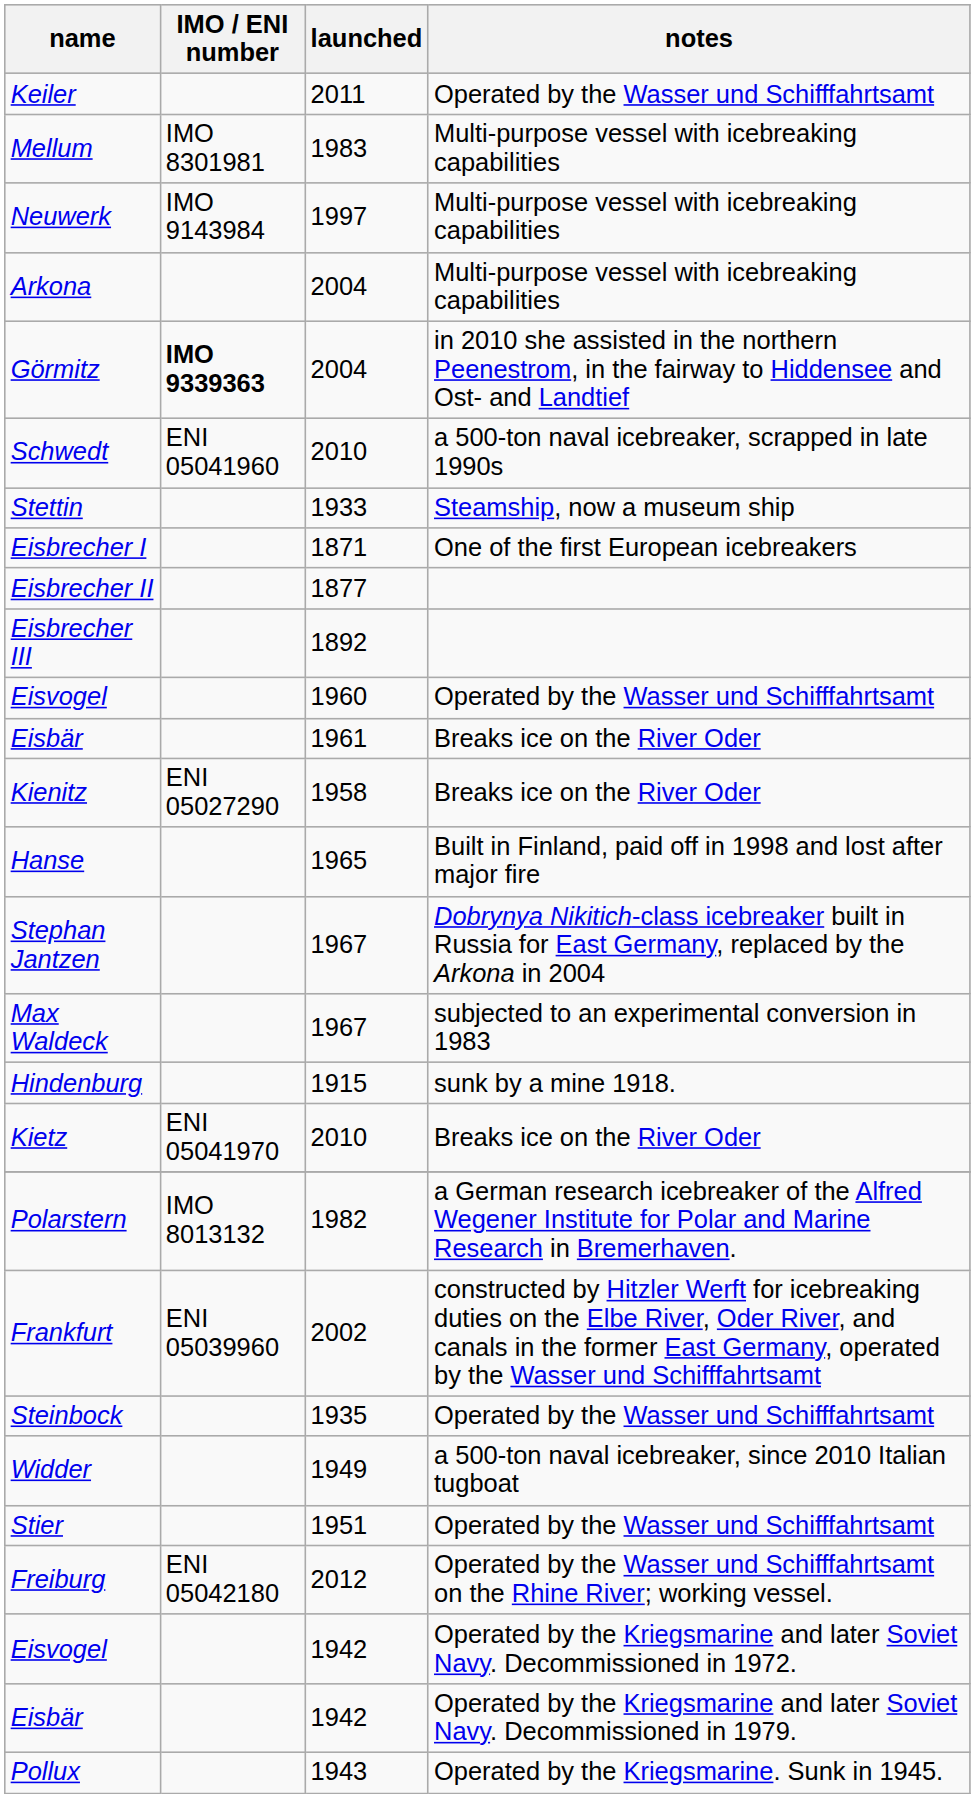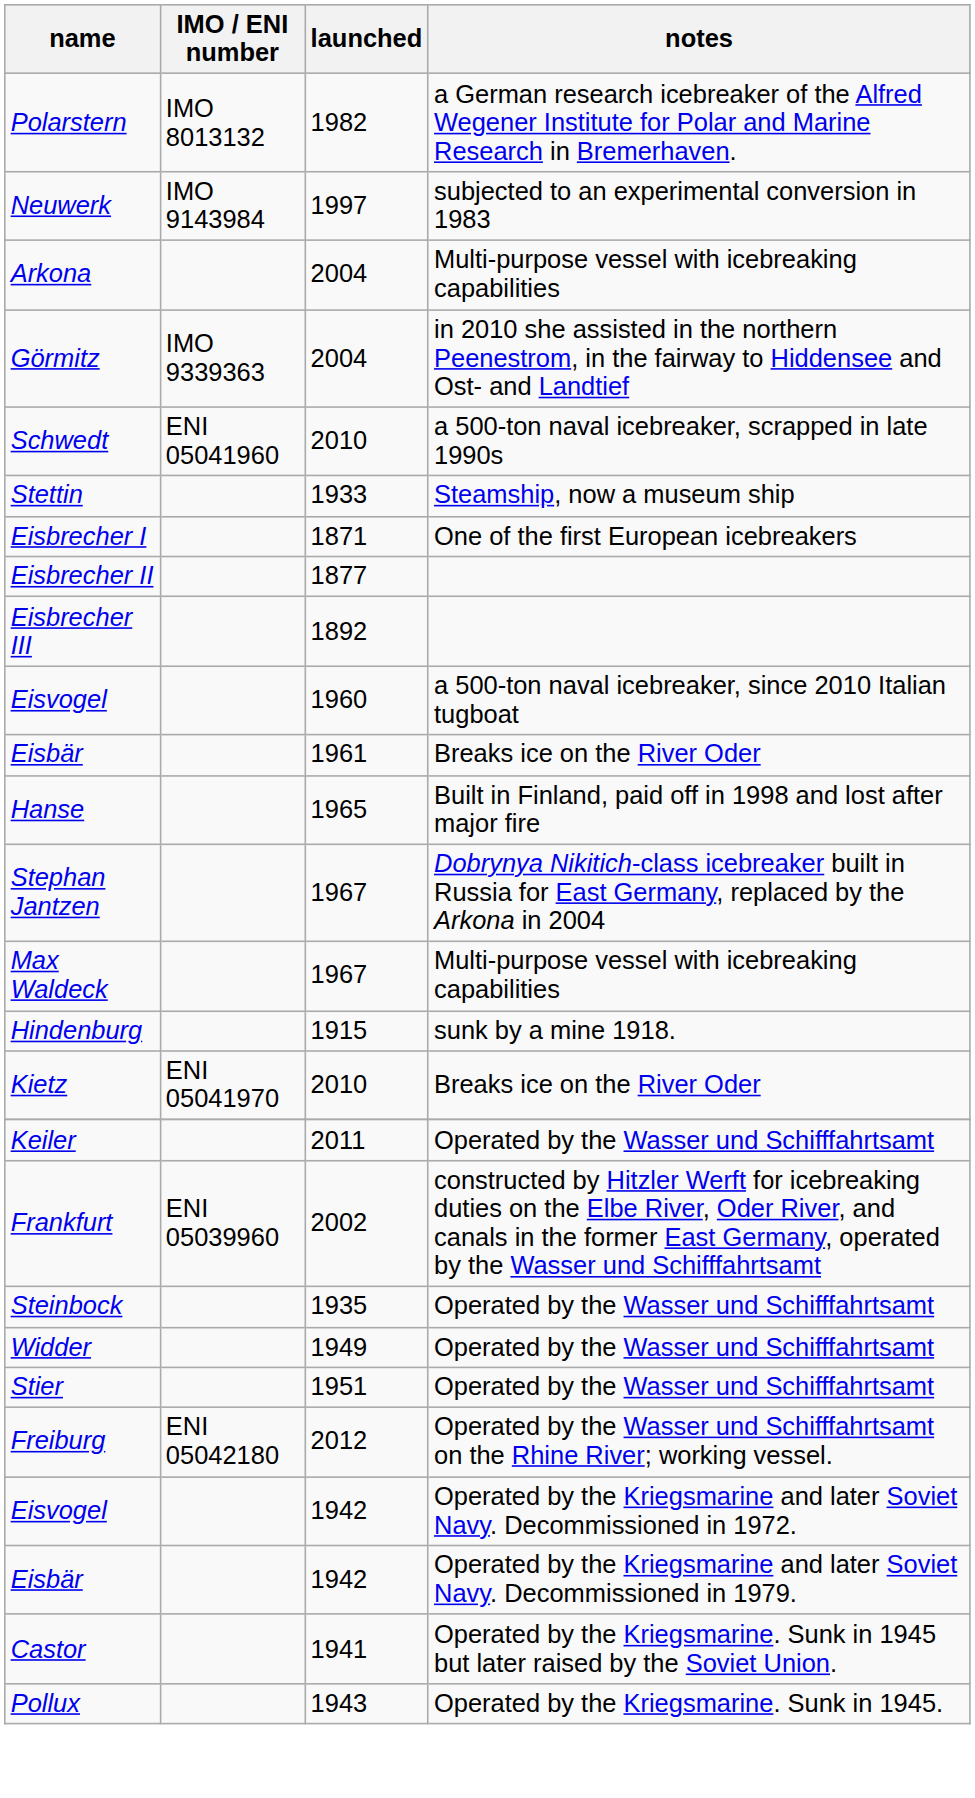rows swapped: (69, 1220) <-> (43, 93)
- row: (52, 148)
(645, 217) Multi-purpose vessel with icebreaking capabilities -> (675, 205) subjected to an experimental conversion in 1983
(215, 369) bold -> (215, 357) normal
(684, 697) Operated by the Wasser und Schifffahrtsamt -> (690, 700) a 500-ton naval icebreaker, since 2010 Italian tugboat
- row: (49, 792)
(675, 1027) subjected to an experimental conversion in 1983 -> (645, 975) Multi-purpose vessel with icebreaking capabilities
(690, 1470) a 500-ton naval icebreaker, since 2010 Italian tugboat -> (684, 1346) Operated by the Wasser und Schifffahrtsamt
+ row: (48, 1648)
